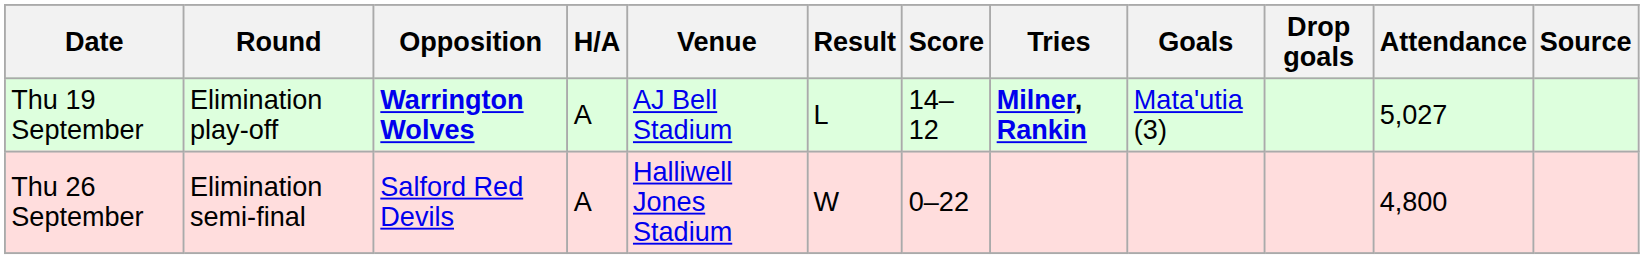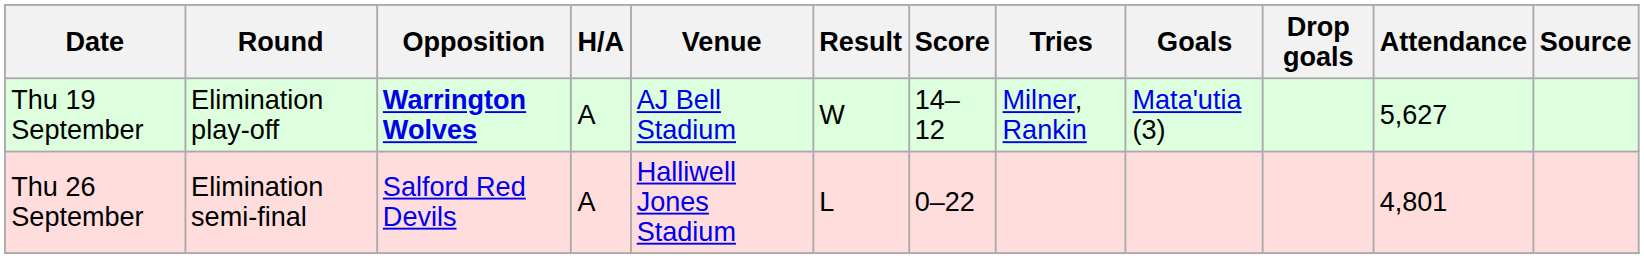(821, 115) L -> (832, 115) W
(1042, 115) bold -> (1045, 115) normal
(1414, 115) 5,027 -> (1414, 115) 5,627
(826, 202) W -> (827, 202) L
(1414, 202) 4,800 -> (1414, 202) 4,801
